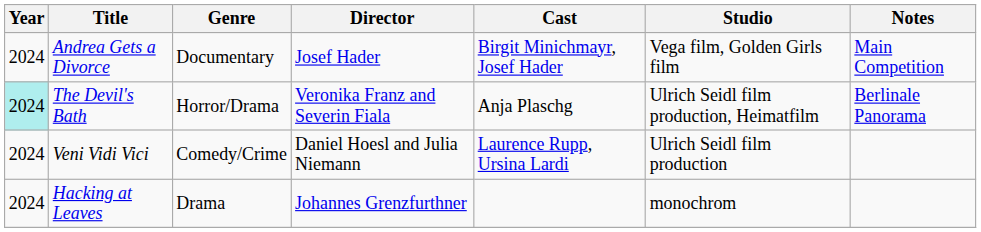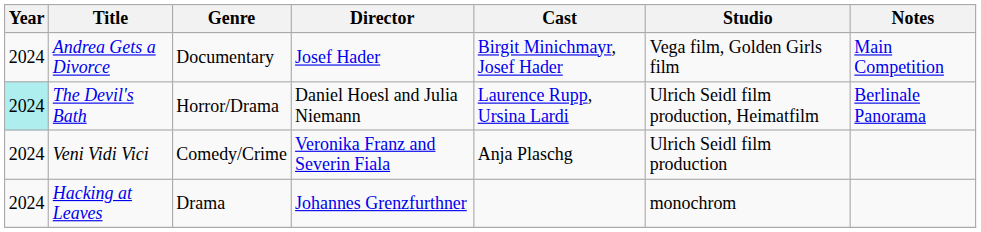(365, 105) Veronika Franz and Severin Fiala -> (376, 105) Daniel Hoesl and Julia Niemann
(525, 105) Anja Plaschg -> (535, 105) Laurence Rupp, Ursina Lardi
(376, 154) Daniel Hoesl and Julia Niemann -> (365, 154) Veronika Franz and Severin Fiala
(535, 154) Laurence Rupp, Ursina Lardi -> (525, 154) Anja Plaschg
